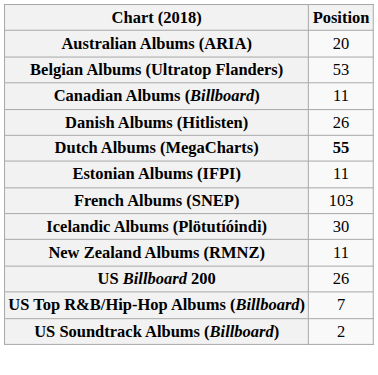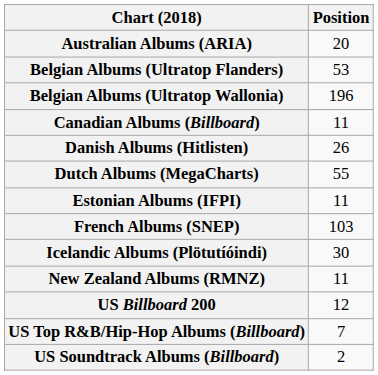+ row: (157, 95)
(341, 148) bold -> (341, 174) normal
(341, 278) 26 -> (341, 305) 12
